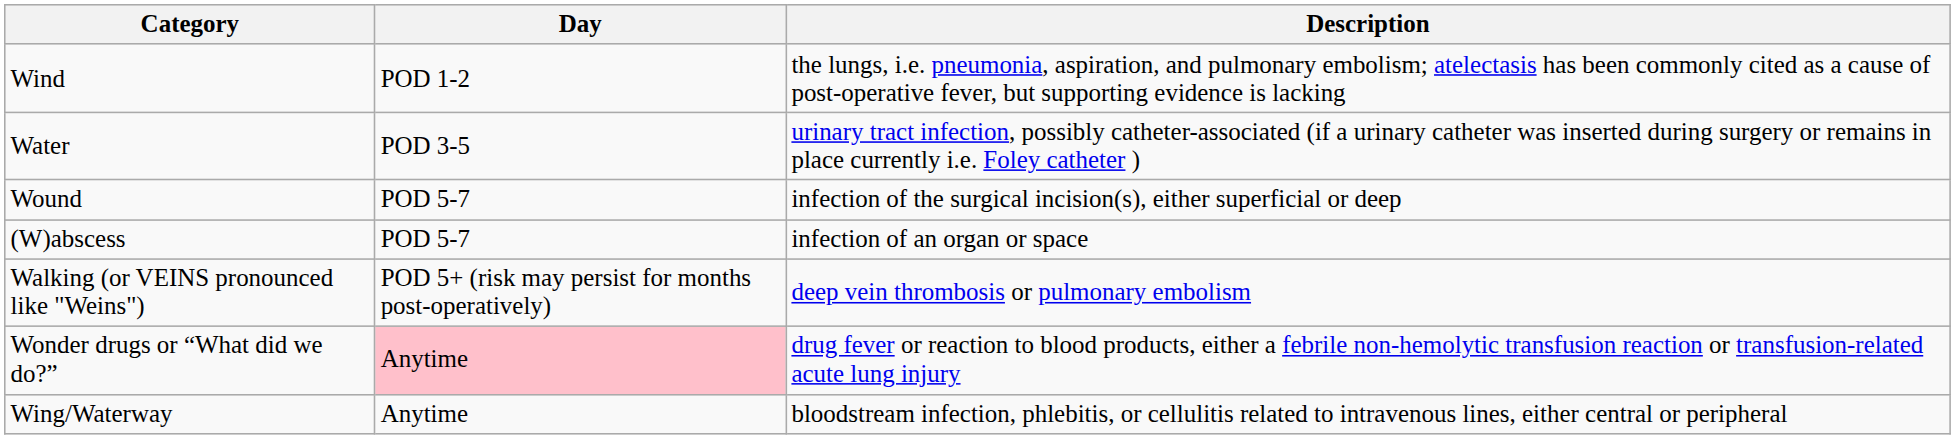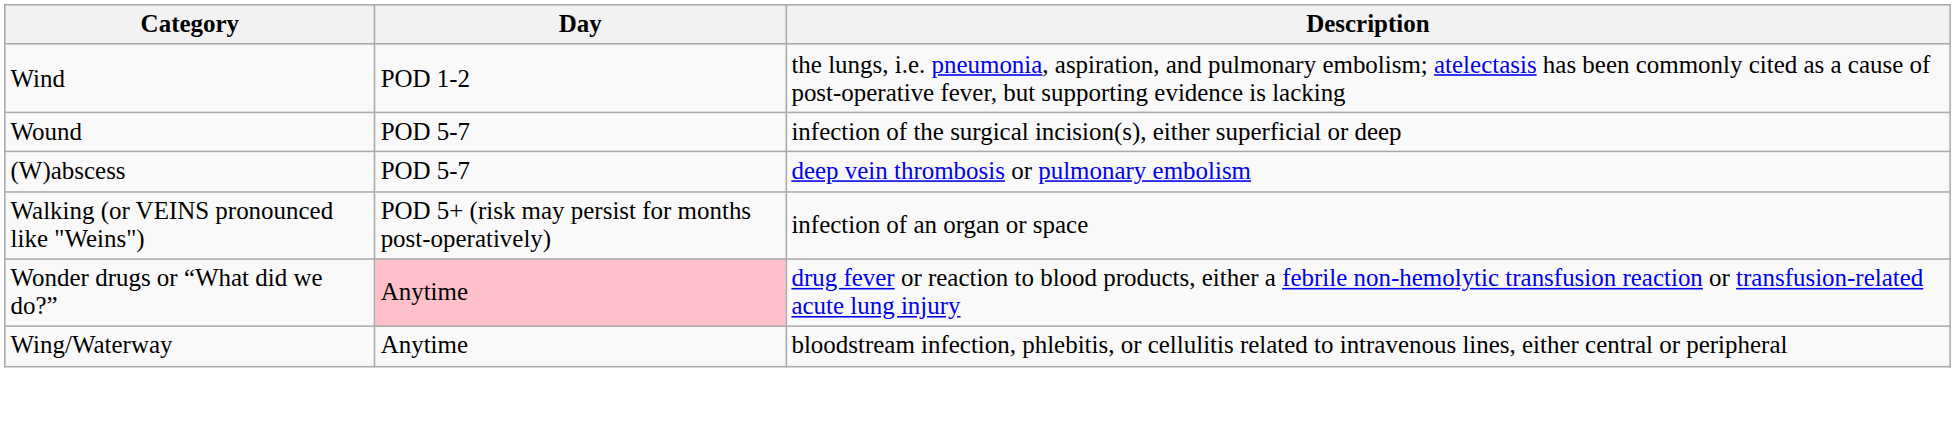- row: (40, 145)
(940, 238) infection of an organ or space -> (1021, 171) deep vein thrombosis or pulmonary embolism
(1021, 292) deep vein thrombosis or pulmonary embolism -> (940, 224) infection of an organ or space
